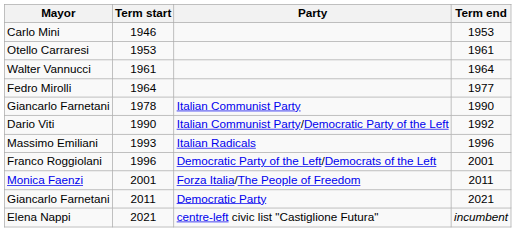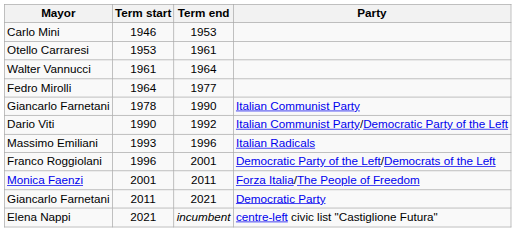columns swapped: (481, 13) <-> (313, 13)
